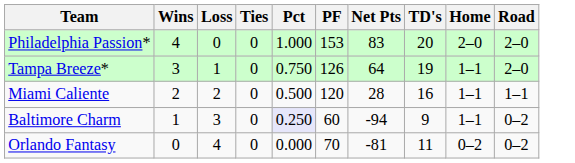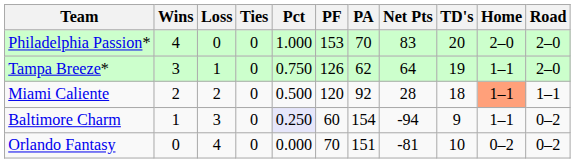+ column: (363, 17)
(425, 94) 16 -> (457, 94) 18
(470, 94) no background -> (502, 94) lightsalmon background
(425, 145) 11 -> (457, 145) 10
